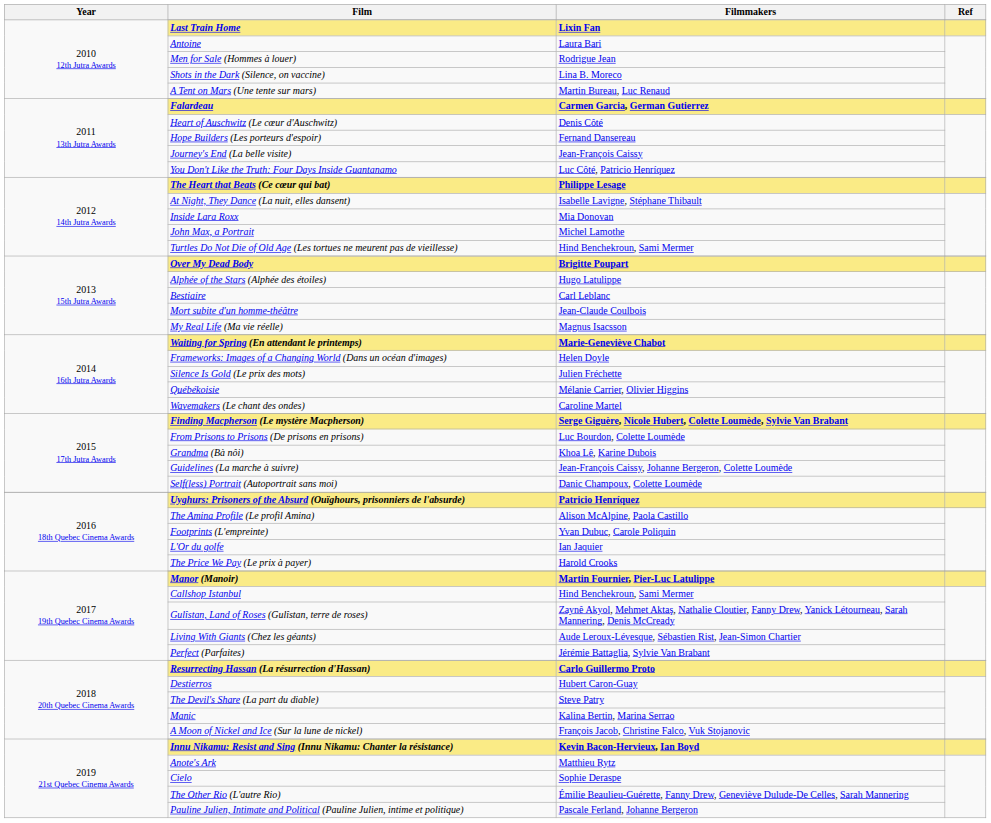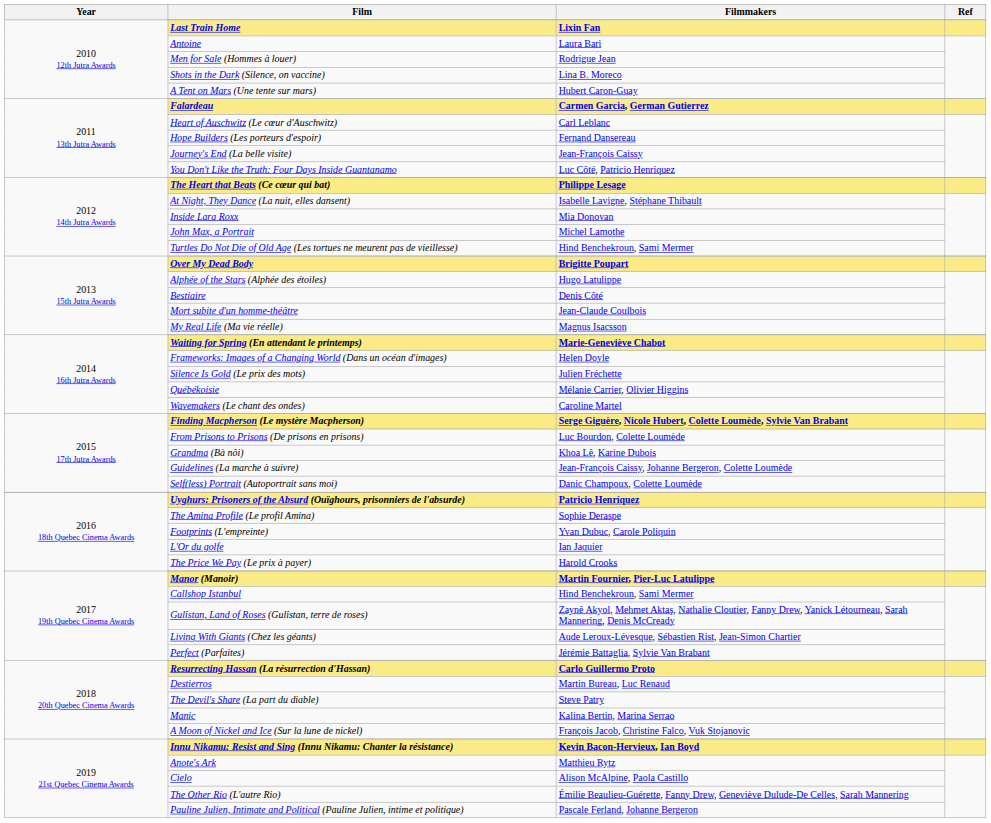(614, 91) Martin Bureau, Luc Renaud -> (598, 91) Hubert Caron-Guay
(581, 122) Denis Côté -> (584, 122) Carl Leblanc
(584, 295) Carl Leblanc -> (581, 295) Denis Côté
(623, 515) Alison McAlpine, Paola Castillo -> (590, 515) Sophie Deraspe
(598, 684) Hubert Caron-Guay -> (614, 684) Martin Bureau, Luc Renaud
(590, 778) Sophie Deraspe -> (623, 778) Alison McAlpine, Paola Castillo
